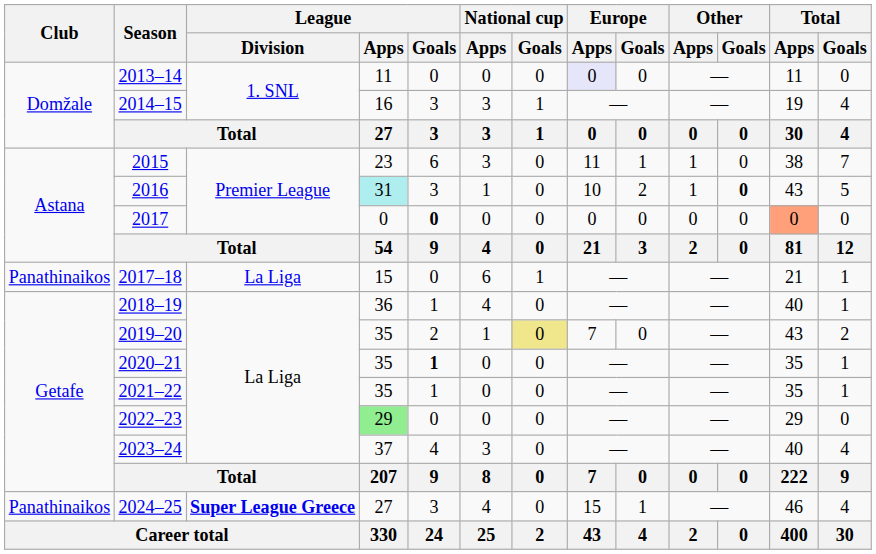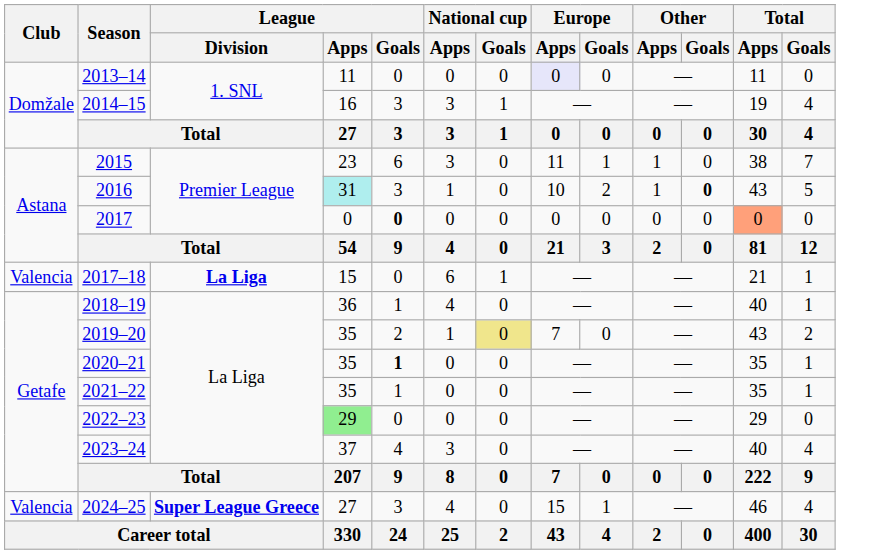(59, 276) Panathinaikos -> (41, 276) Valencia
(273, 276) normal -> (236, 276) bold
(59, 506) Panathinaikos -> (41, 506) Valencia
